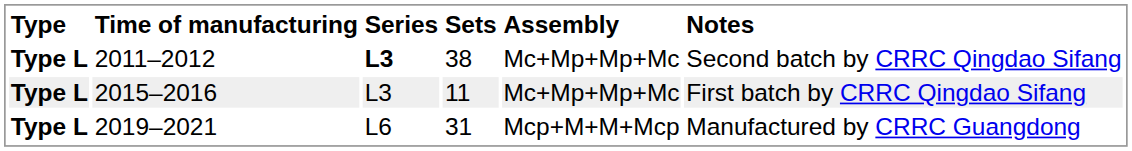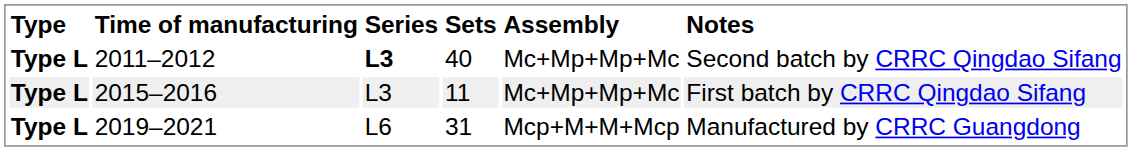(459, 58) 38 -> (459, 58) 40
